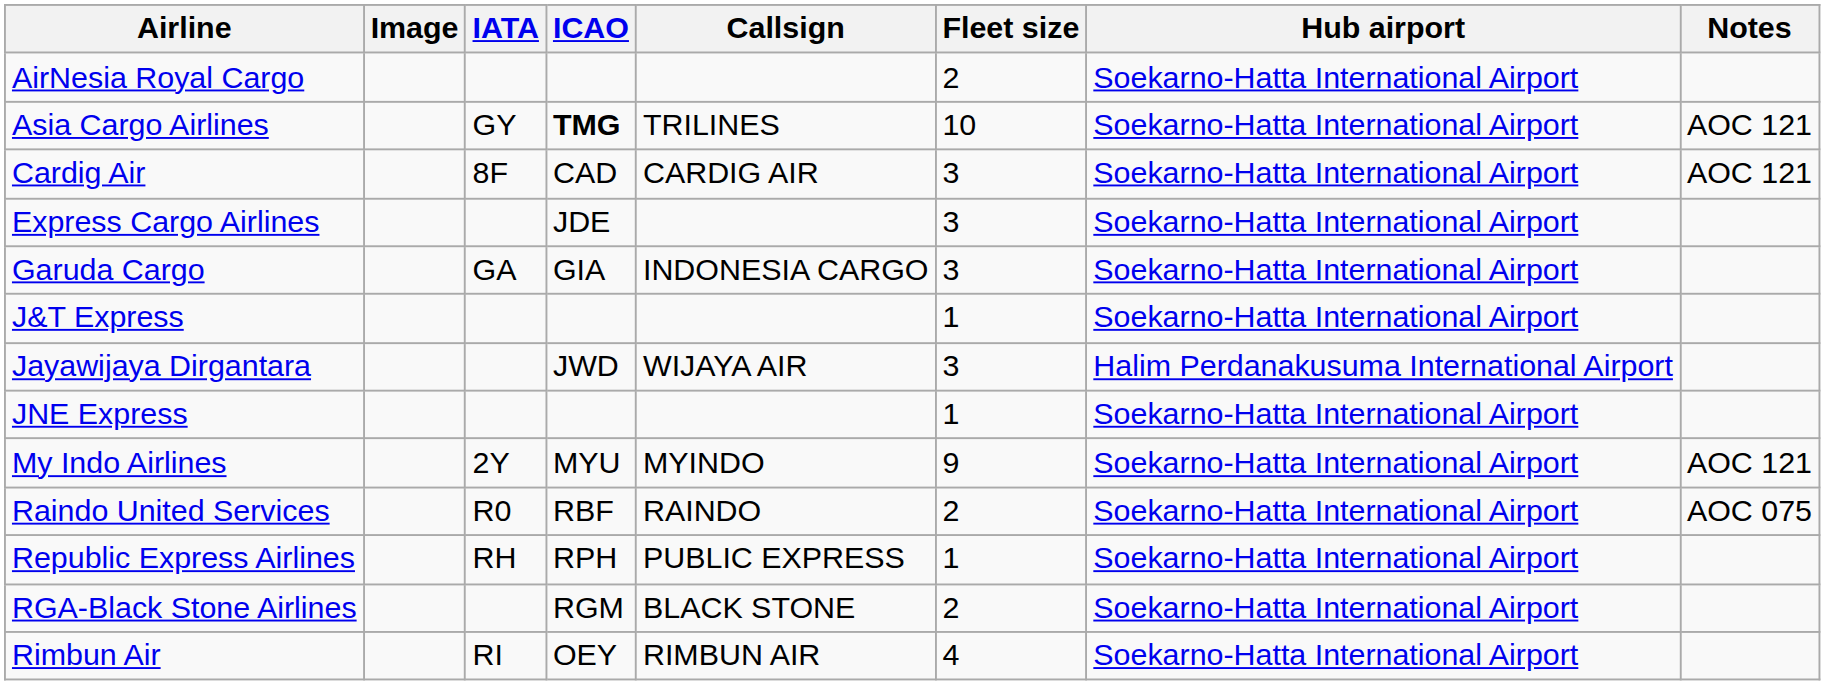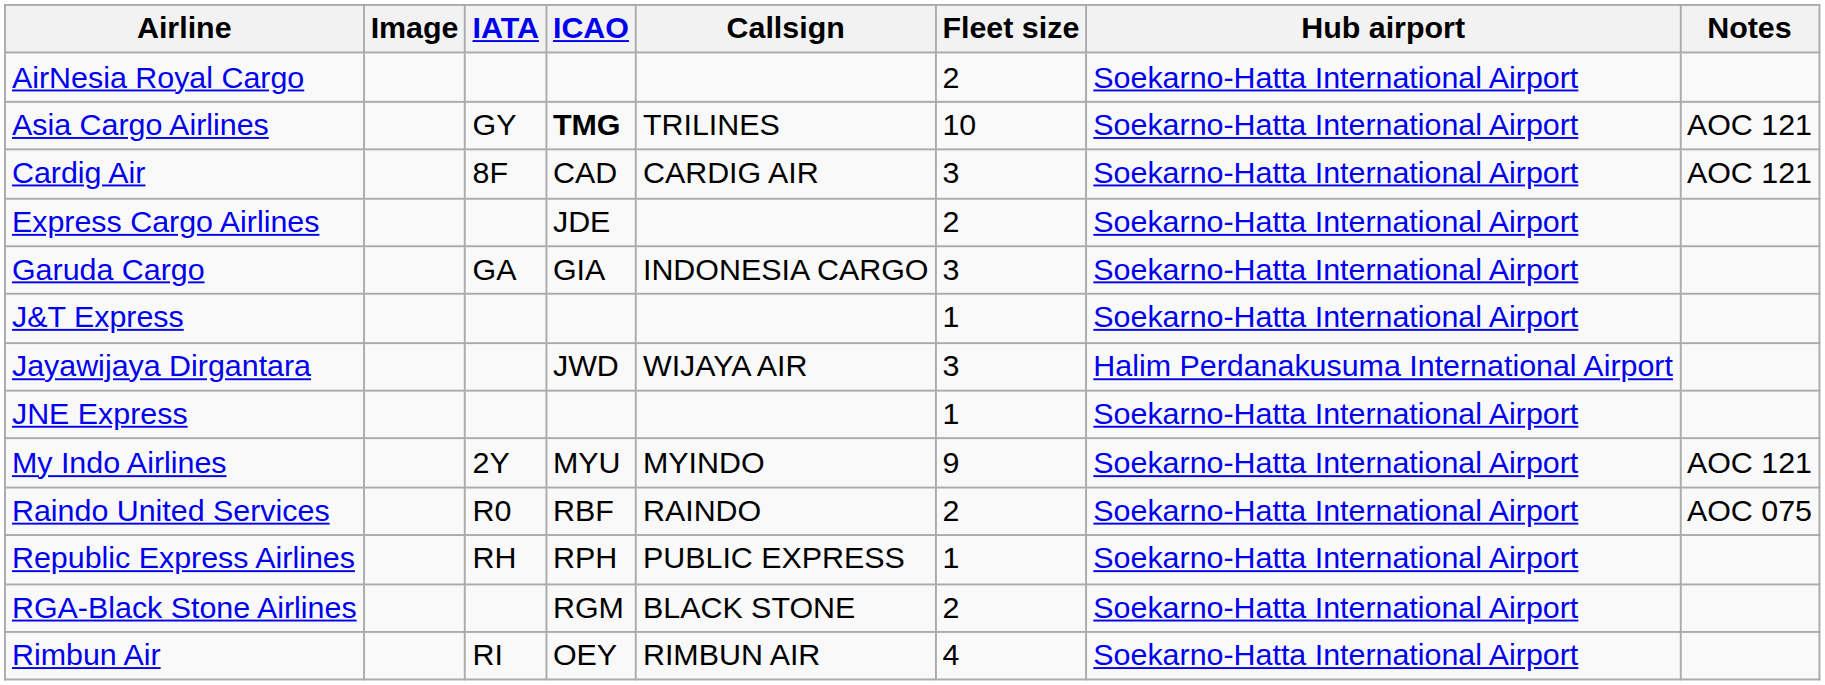(951, 221) 3 -> (951, 221) 2
